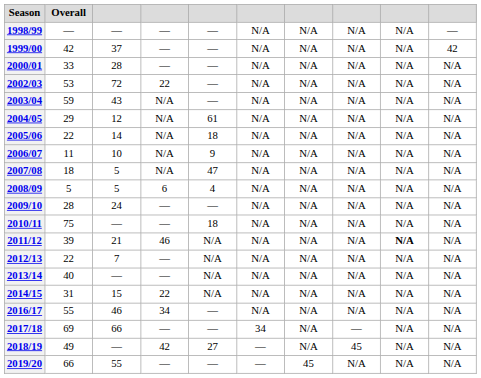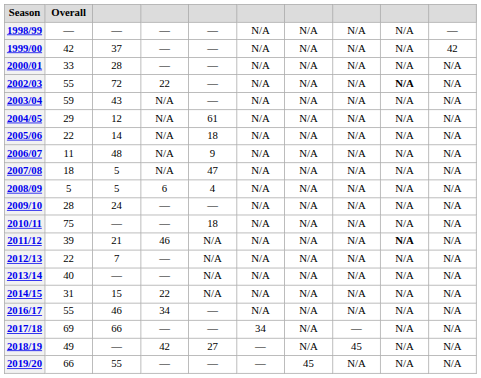(69, 83) 53 -> (69, 83) 55
(404, 83) normal -> (404, 83) bold
(117, 153) 10 -> (117, 153) 48
